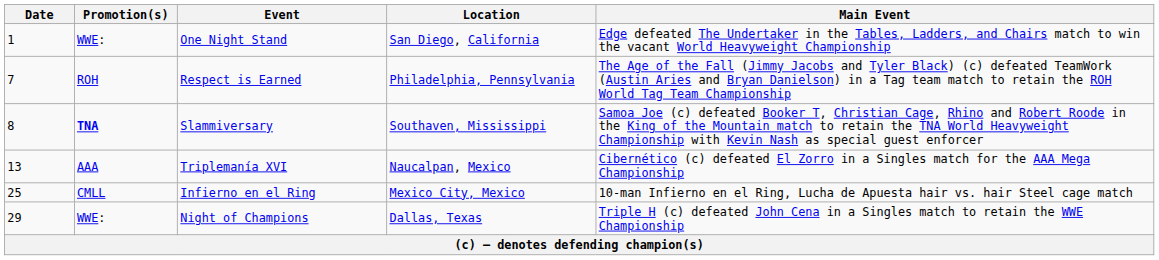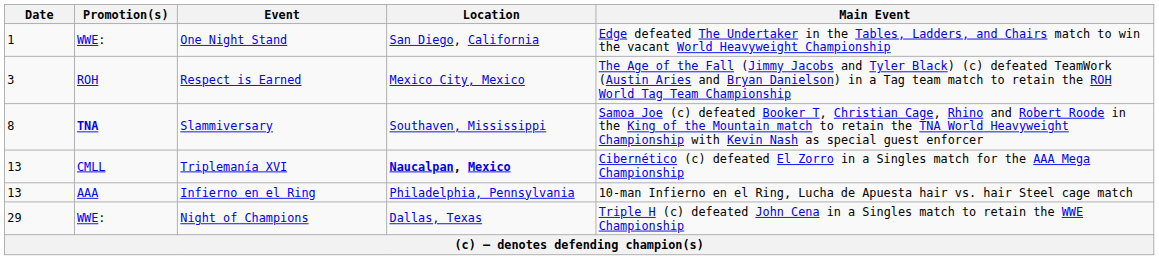(11, 80) 7 -> (11, 80) 3
(482, 80) Philadelphia, Pennsylvania -> (457, 80) Mexico City, Mexico
(88, 166) AAA -> (91, 166) CMLL
(450, 166) normal -> (450, 166) bold
(14, 192) 25 -> (14, 192) 13
(91, 192) CMLL -> (88, 192) AAA
(457, 192) Mexico City, Mexico -> (482, 192) Philadelphia, Pennsylvania
